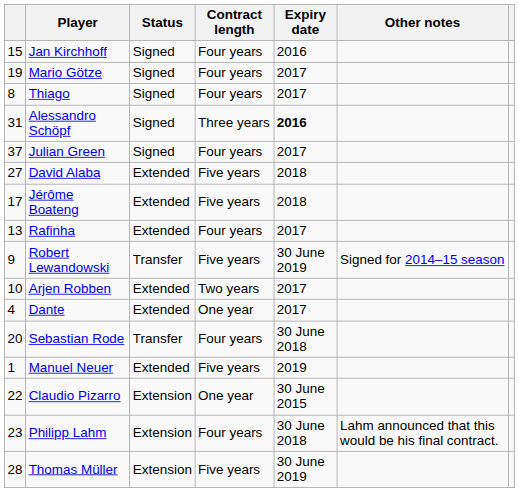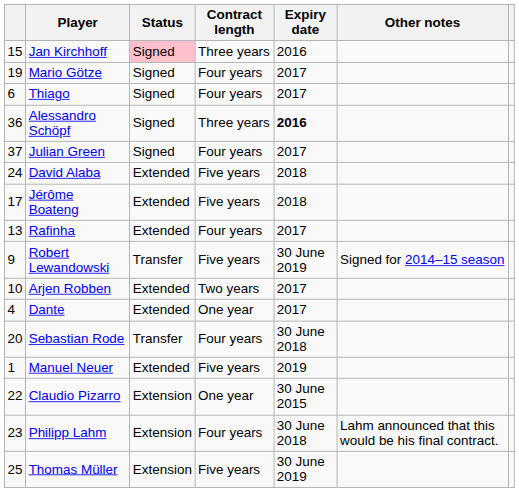(154, 51) no background -> (154, 51) pink background
(230, 51) Four years -> (234, 51) Three years
(11, 94) 8 -> (11, 94) 6
(15, 123) 31 -> (15, 123) 36
(15, 173) 27 -> (15, 173) 24
(15, 469) 28 -> (15, 469) 25
